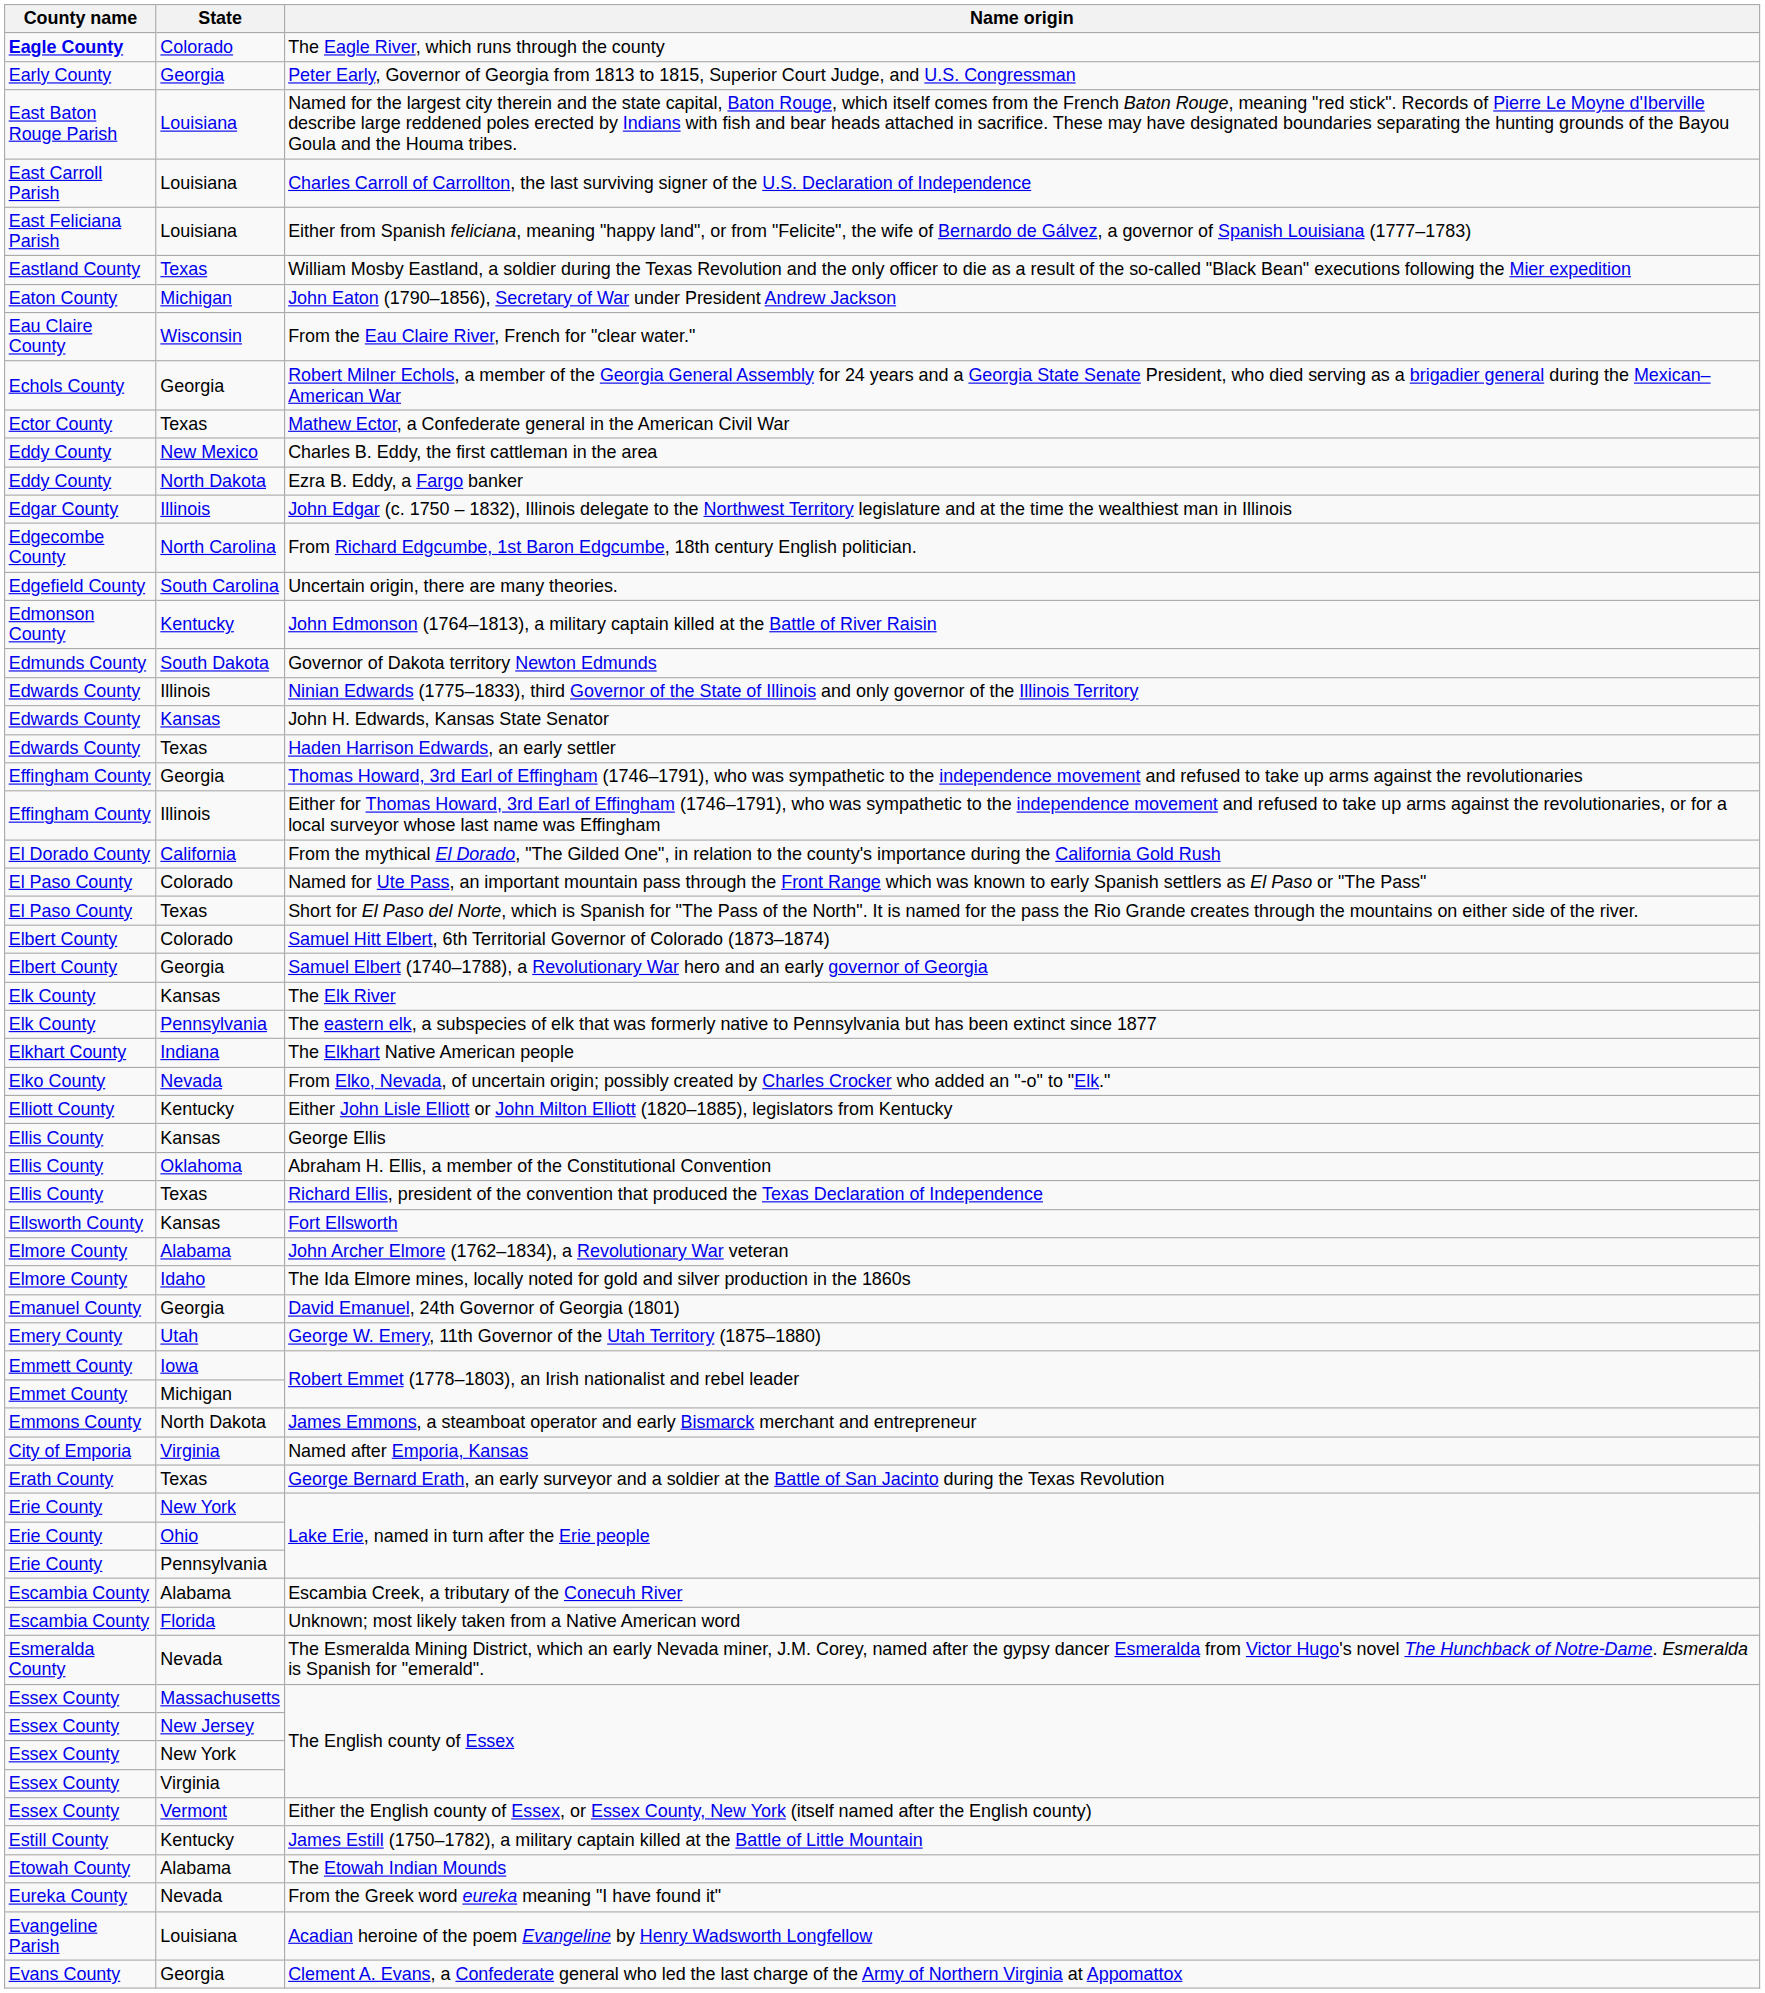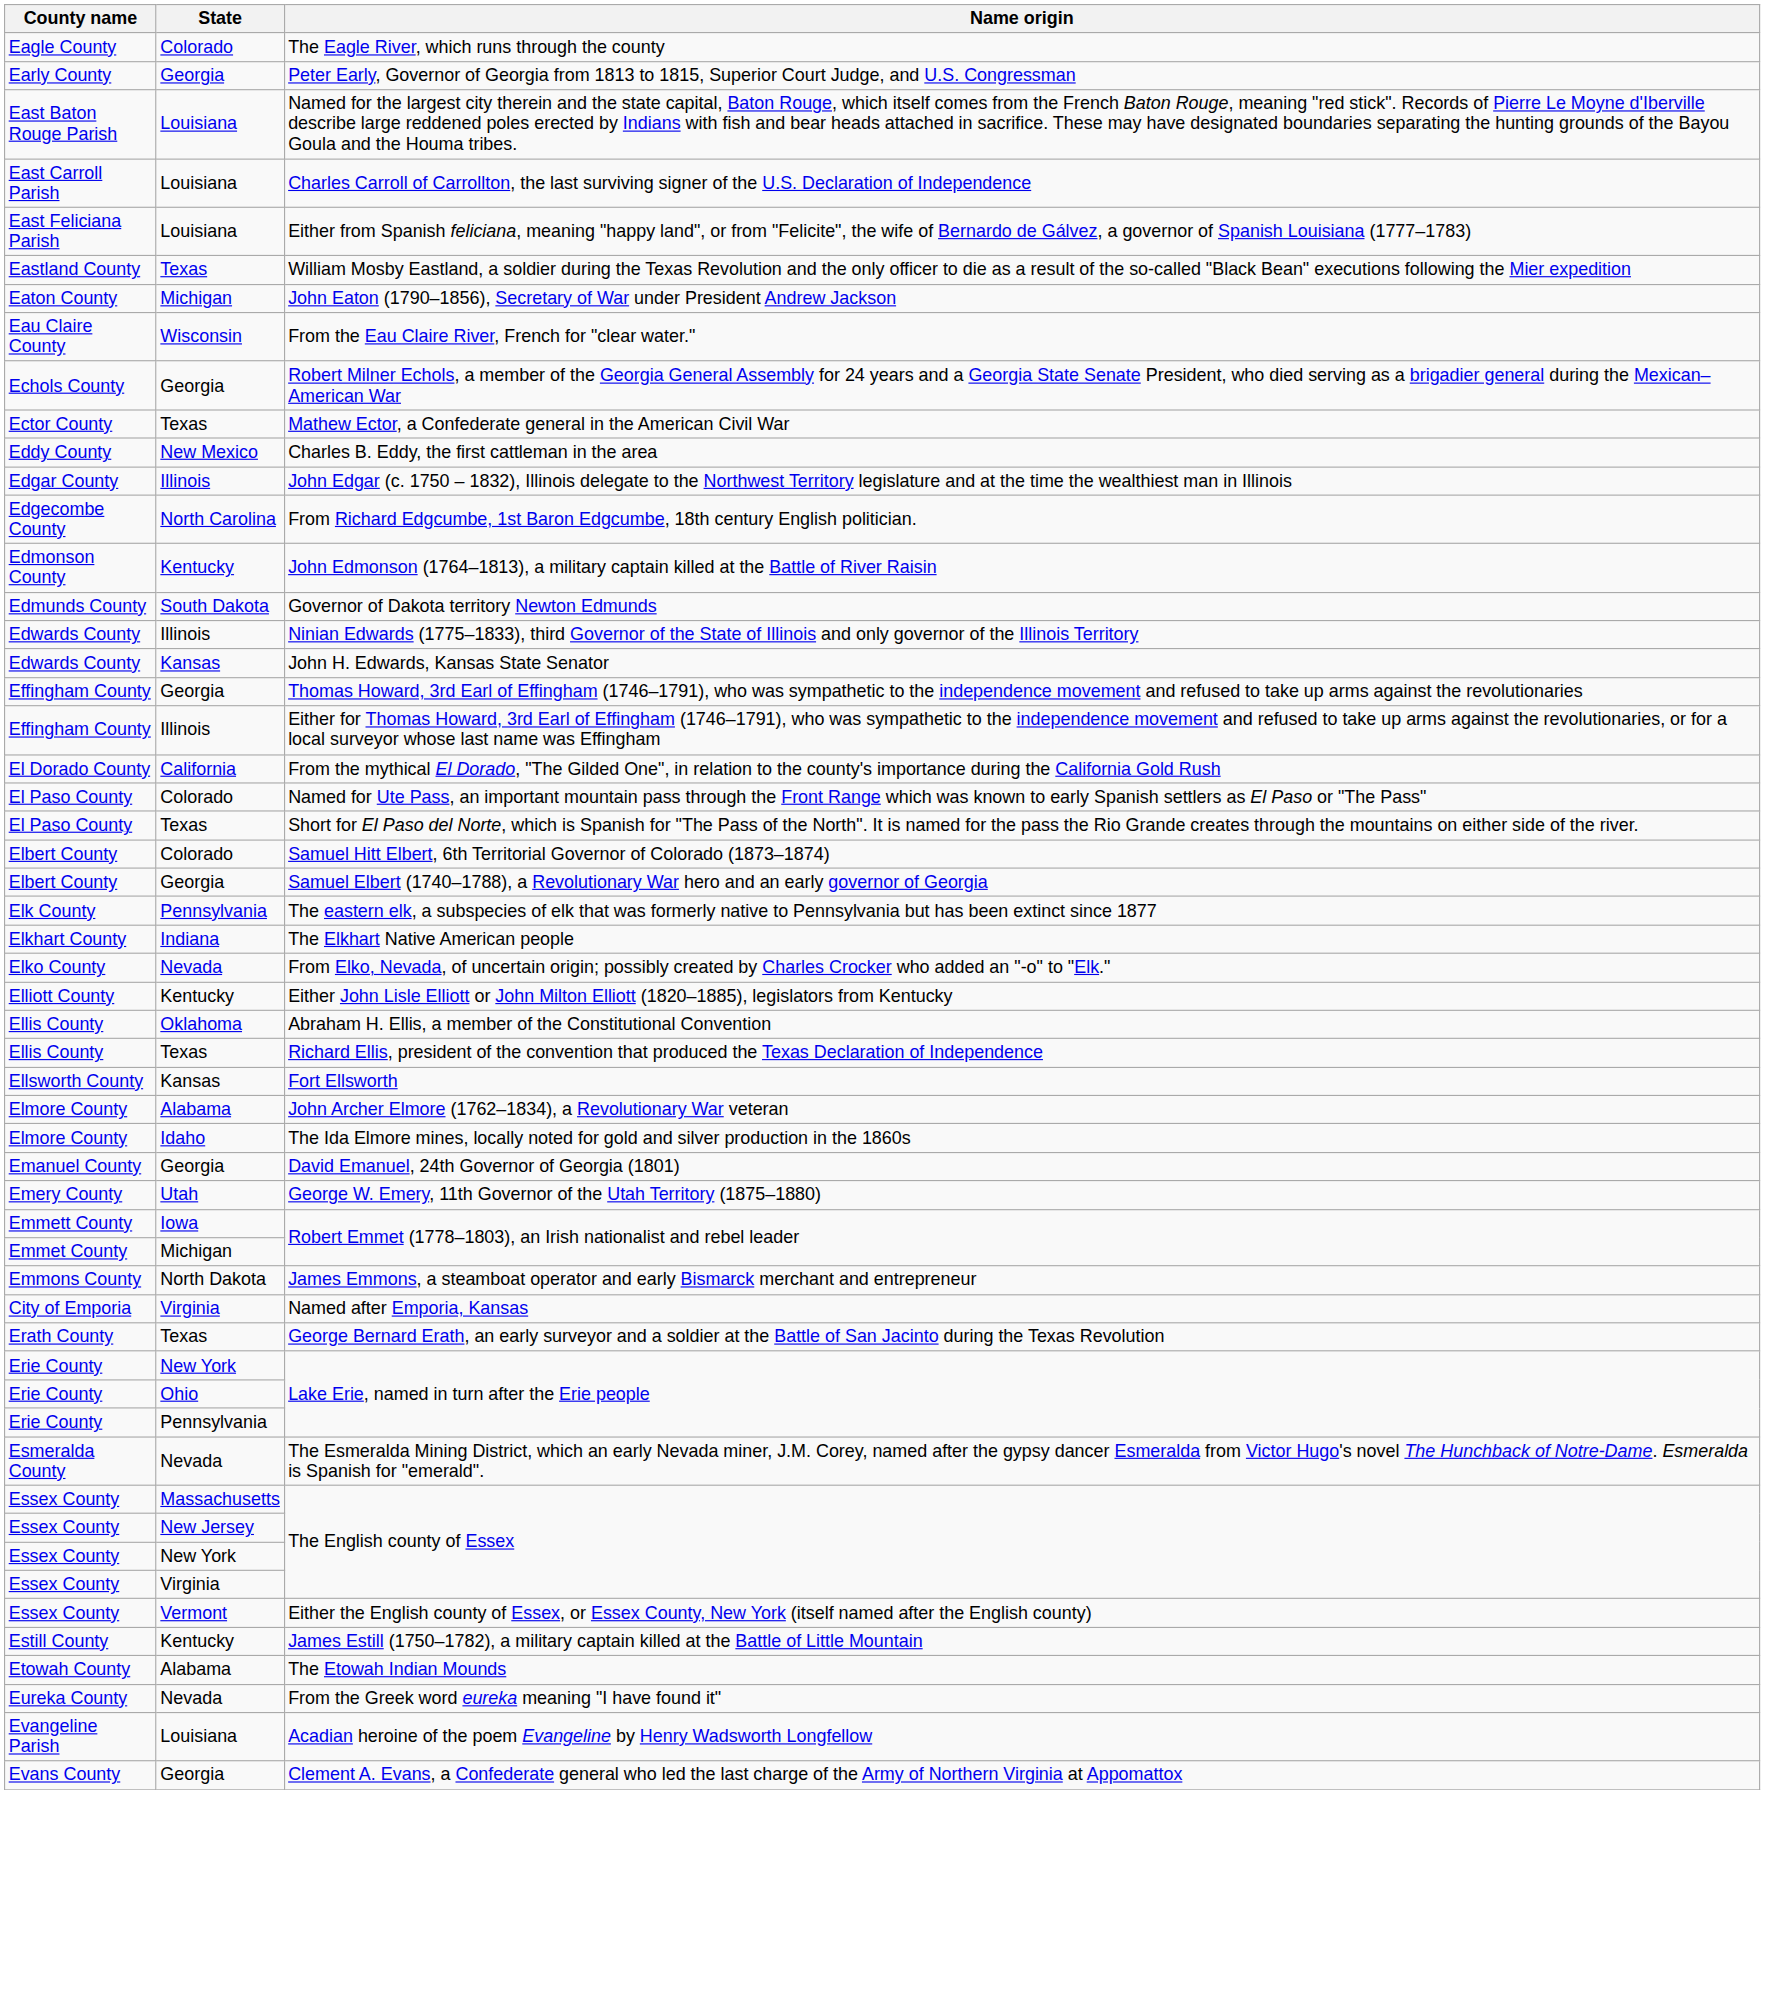(66, 47) bold -> (62, 47) normal
- row: (213, 480)
- row: (220, 586)
- row: (184, 748)
- row: (190, 995)
- row: (190, 1138)
- row: (196, 1592)
- row: (188, 1621)
